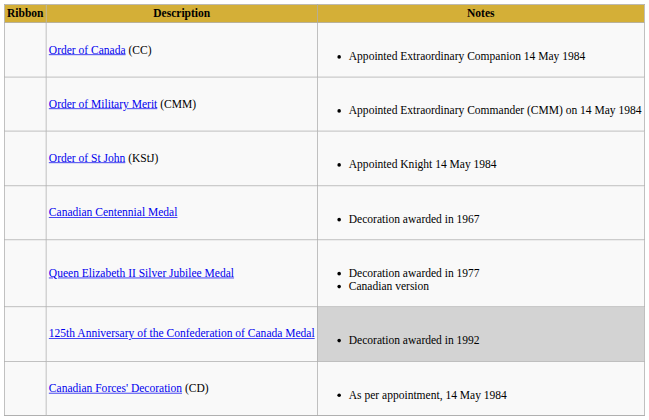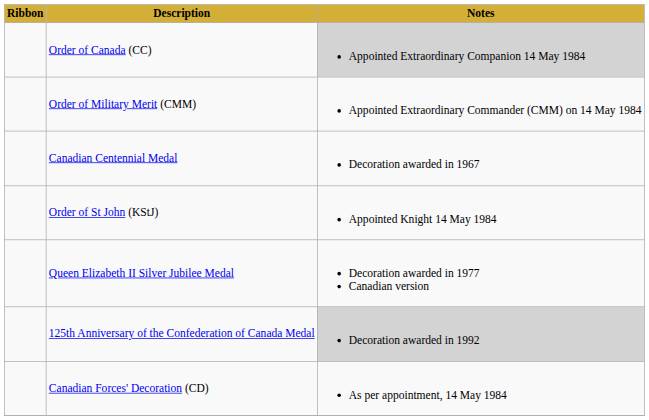(481, 56) no background -> (481, 56) lightgrey background
rows swapped: (104, 158) <-> (113, 212)
